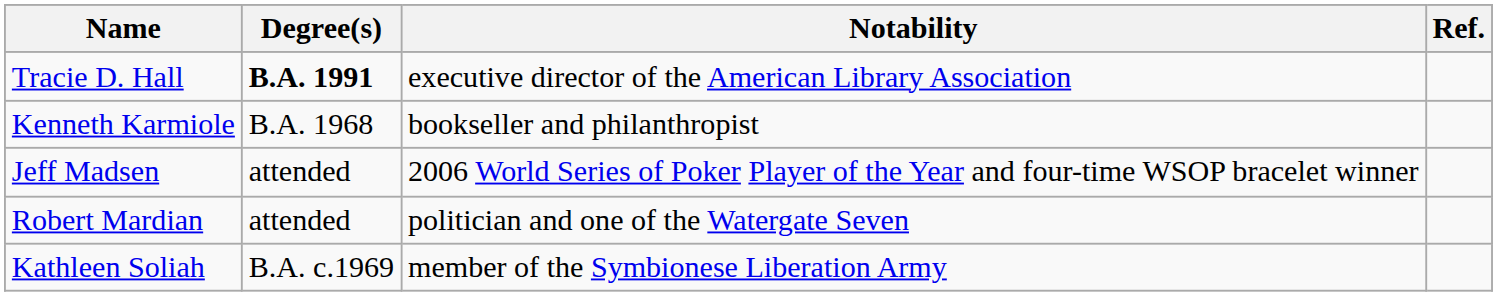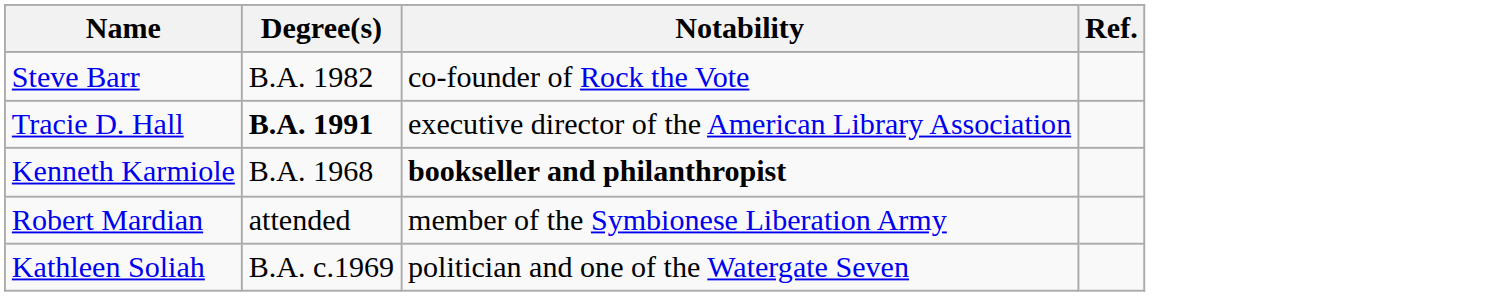+ row: (76, 76)
(583, 123) normal -> (597, 171) bold
- row: (86, 171)
(658, 219) politician and one of the Watergate Seven -> (677, 219) member of the Symbionese Liberation Army
(677, 266) member of the Symbionese Liberation Army -> (658, 266) politician and one of the Watergate Seven
